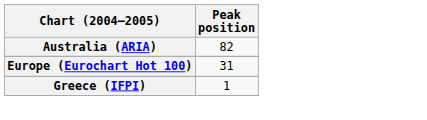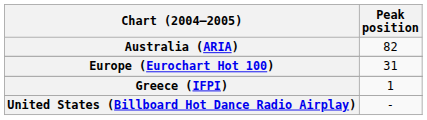+ row: (182, 105)
